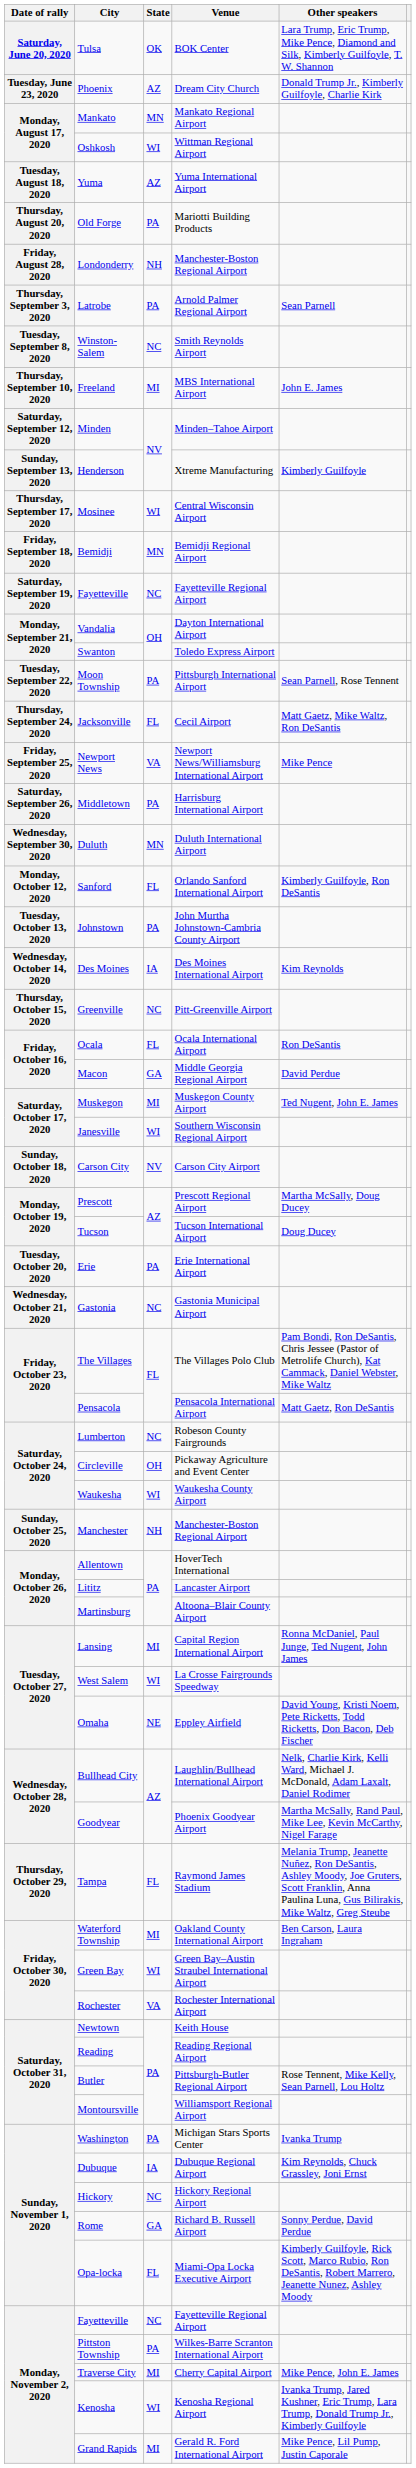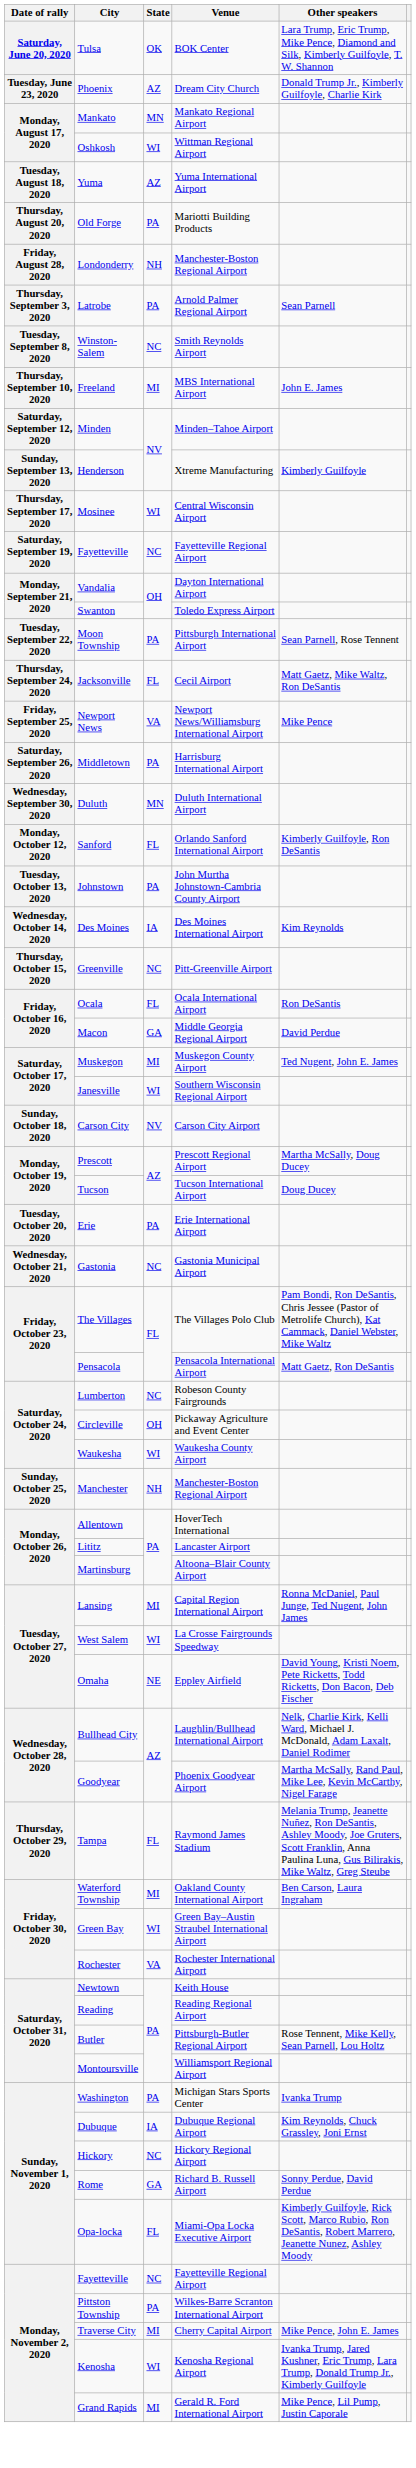- row: (40, 552)
